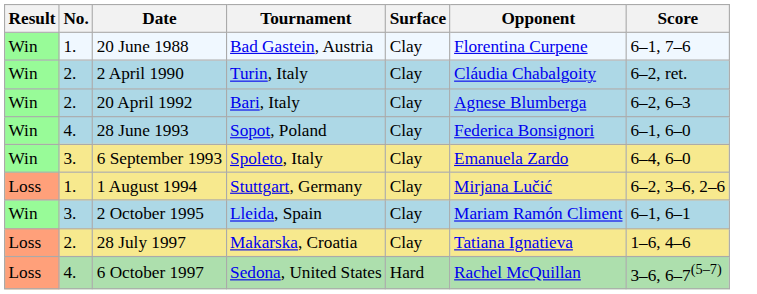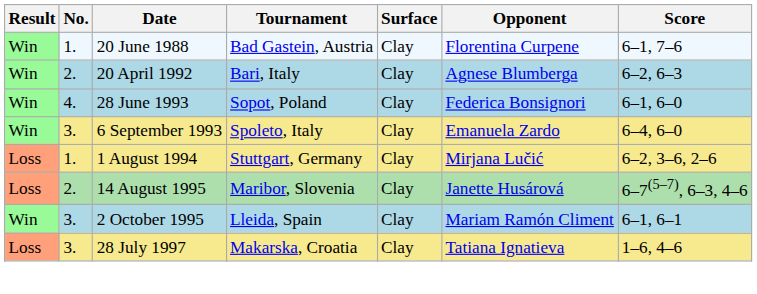- row: (140, 73)
+ row: (151, 188)
(70, 241) 2. -> (70, 246) 3.
- row: (150, 271)
